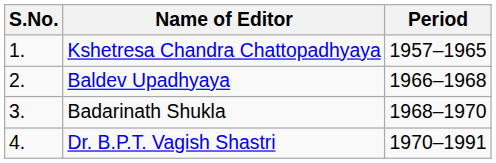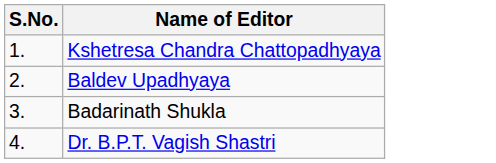- column: (438, 19)
